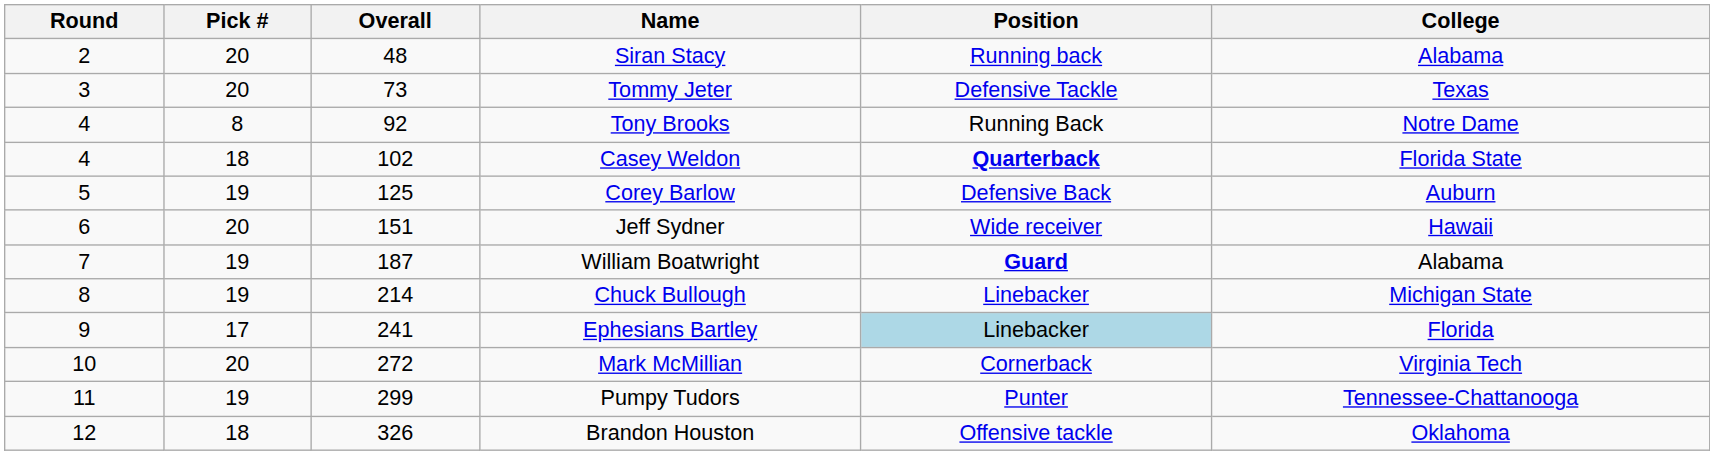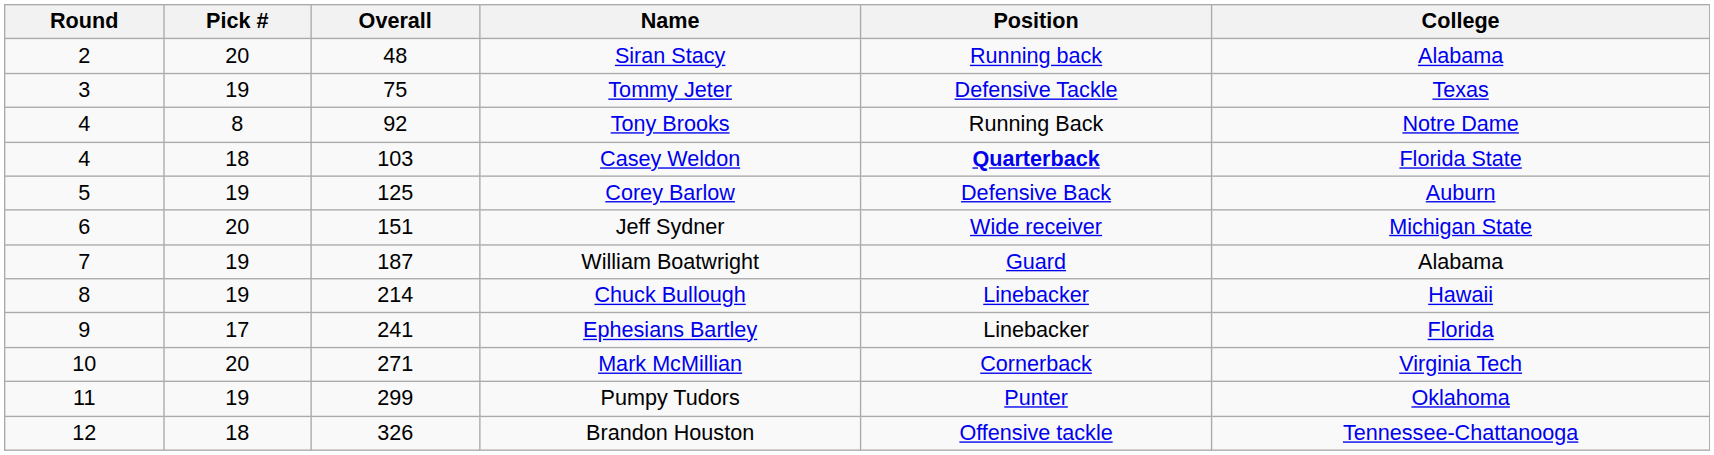(237, 90) 20 -> (237, 90) 19
(395, 90) 73 -> (395, 90) 75
(395, 158) 102 -> (395, 158) 103
(1461, 227) Hawaii -> (1461, 227) Michigan State
(1036, 261) bold -> (1036, 261) normal
(1461, 295) Michigan State -> (1461, 295) Hawaii
(1036, 329) lightblue background -> (1036, 329) no background
(395, 364) 272 -> (395, 364) 271
(1461, 398) Tennessee-Chattanooga -> (1461, 398) Oklahoma
(1461, 432) Oklahoma -> (1461, 432) Tennessee-Chattanooga
